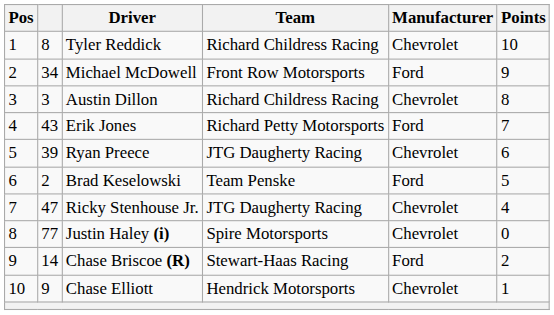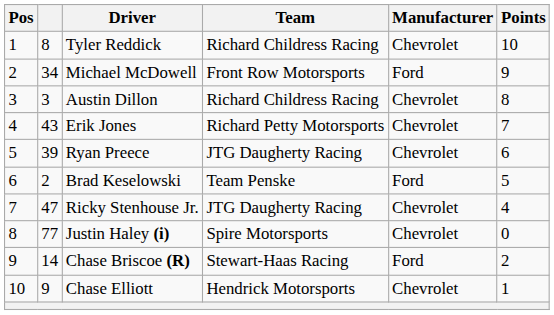(408, 125) Ford -> (425, 125) Chevrolet
